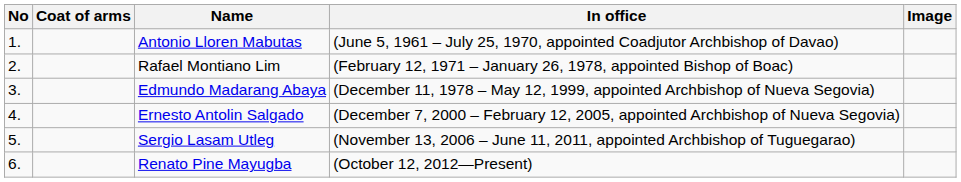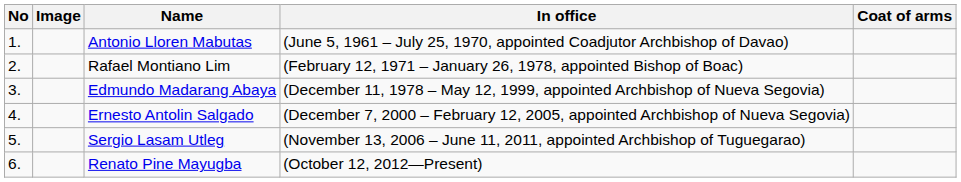columns swapped: (930, 16) <-> (83, 16)
